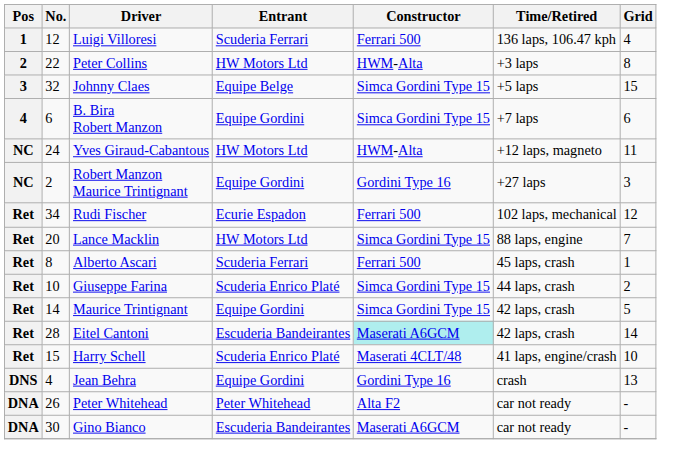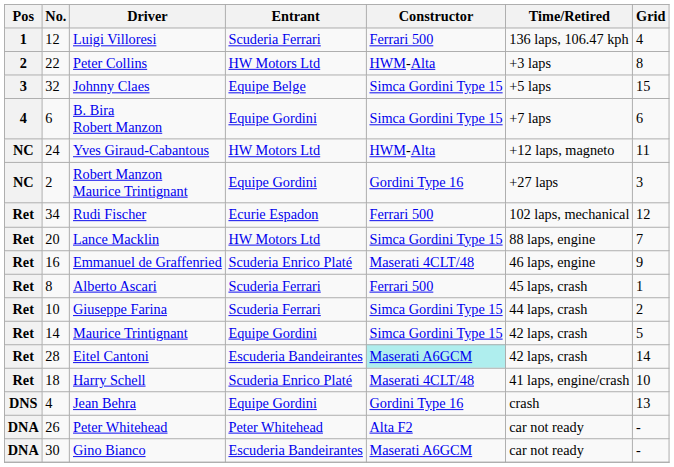+ row: (147, 262)
(278, 285) Scuderia Enrico Platé -> (275, 309) Scuderia Ferrari
(52, 356) 15 -> (52, 380) 18
